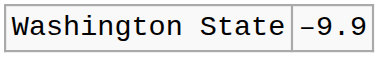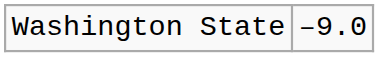(333, 27) –9.9 -> (333, 27) –9.0
